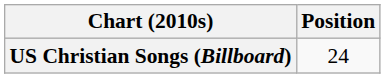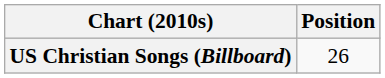(338, 55) 24 -> (338, 55) 26
